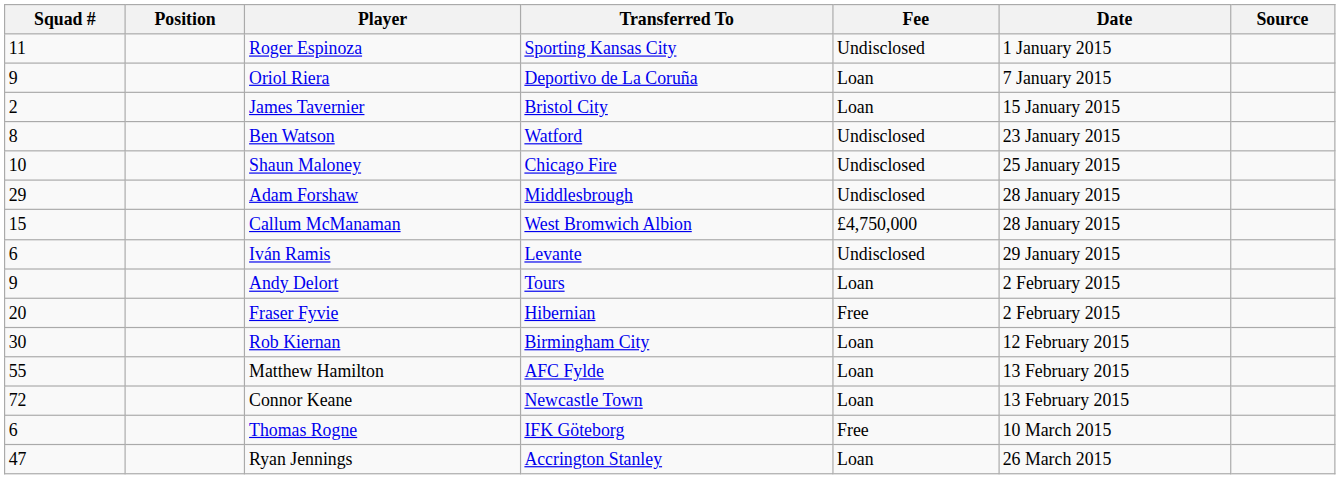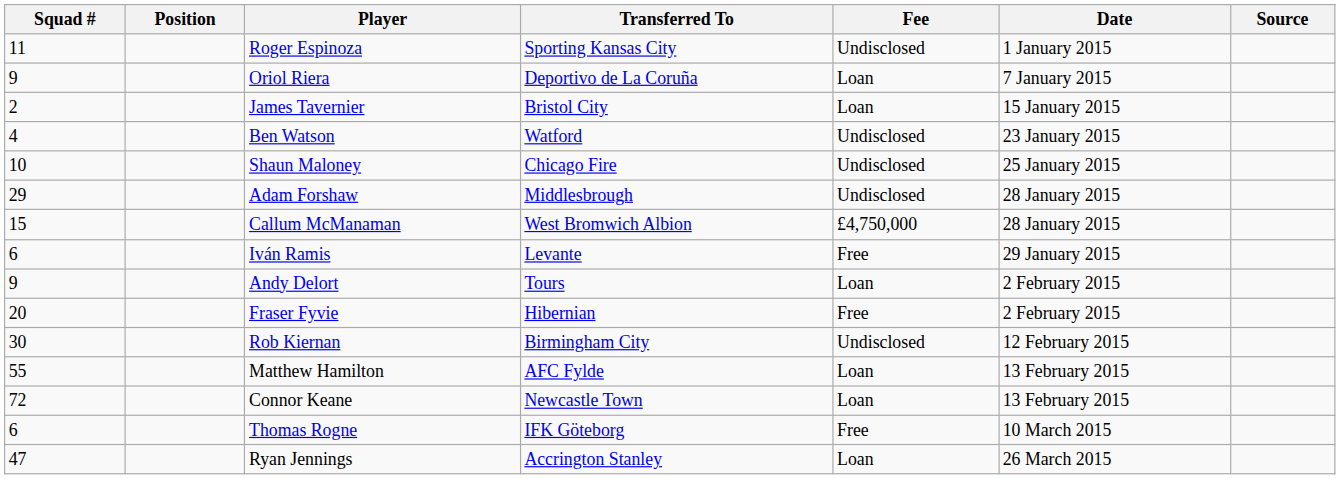(13, 136) 8 -> (13, 136) 4
(881, 253) Undisclosed -> (853, 253) Free
(855, 341) Loan -> (881, 341) Undisclosed
